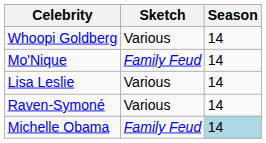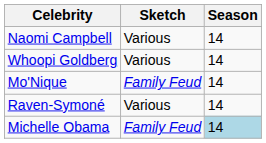+ row: (60, 37)
- row: (41, 82)
